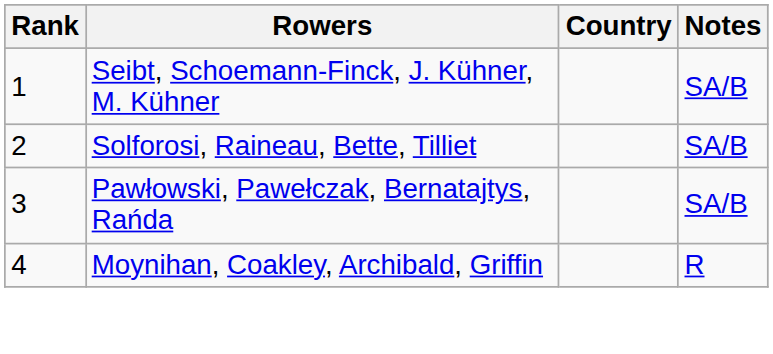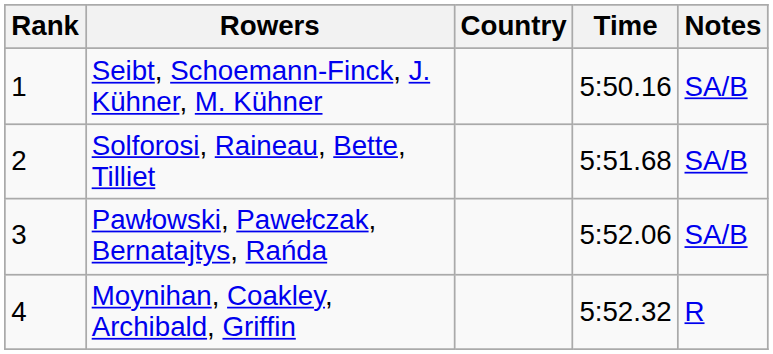+ column: (626, 26)
